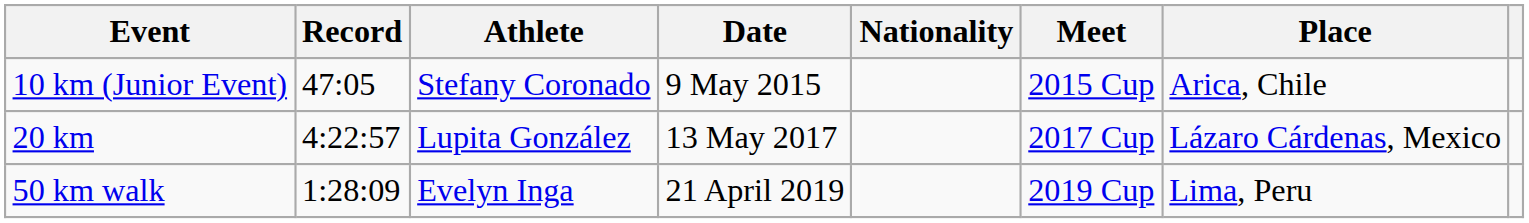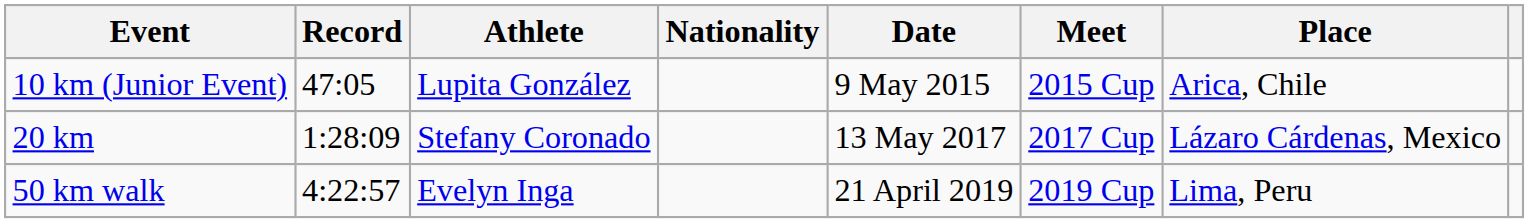columns swapped: (936, 31) <-> (755, 31)
(534, 84) Stefany Coronado -> (524, 84) Lupita González
(351, 137) 4:22:57 -> (351, 137) 1:28:09
(524, 137) Lupita González -> (534, 137) Stefany Coronado
(351, 190) 1:28:09 -> (351, 190) 4:22:57
